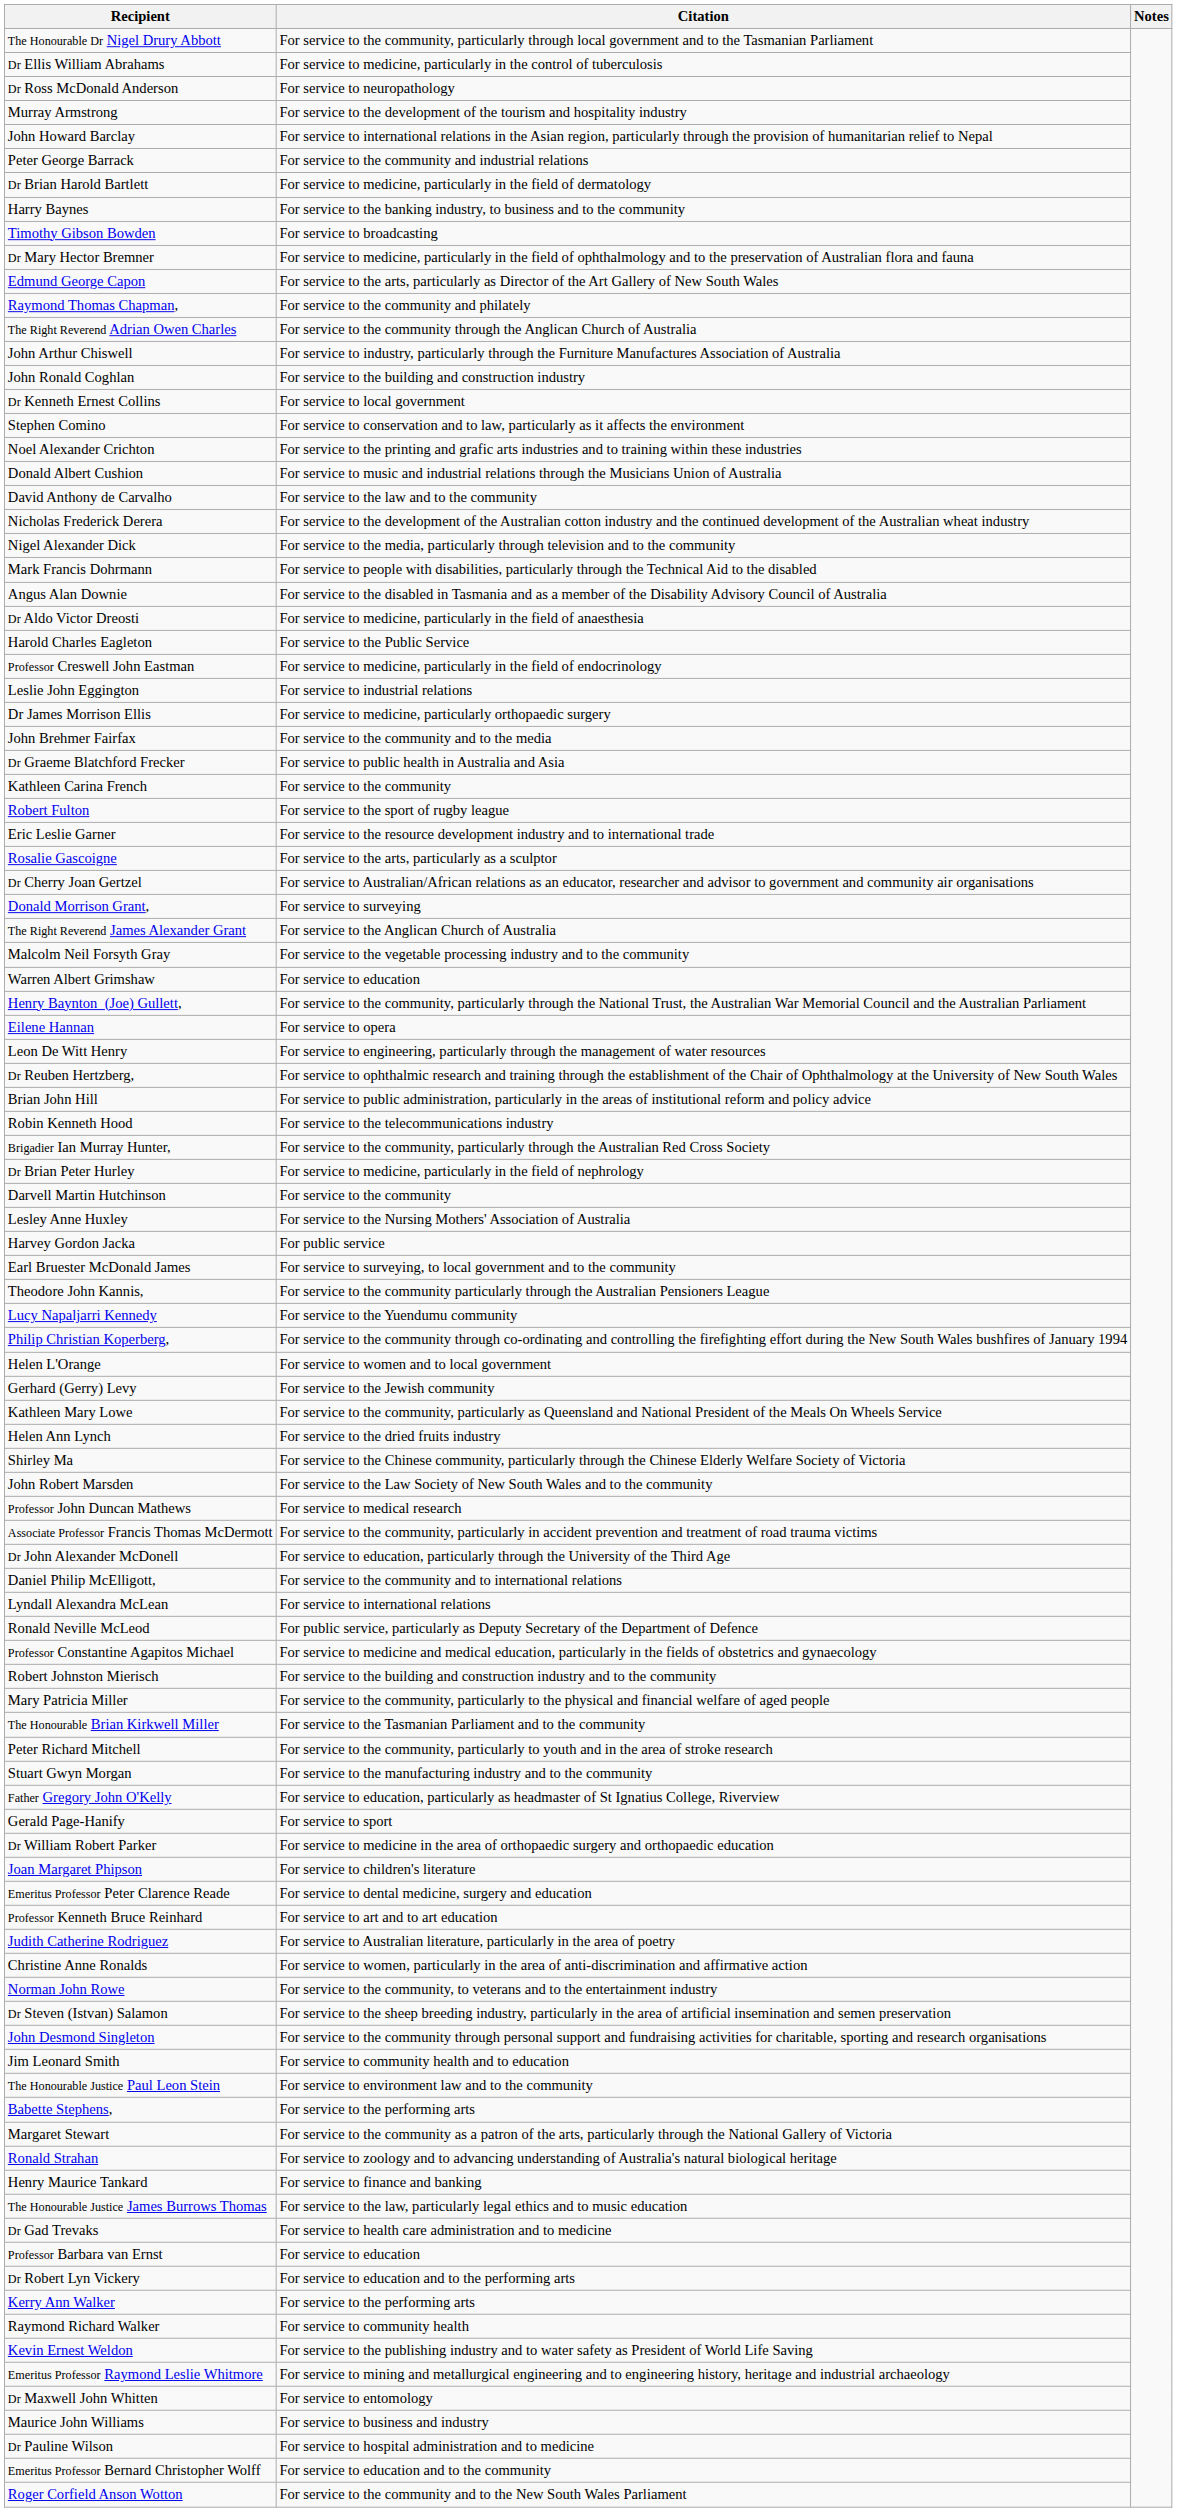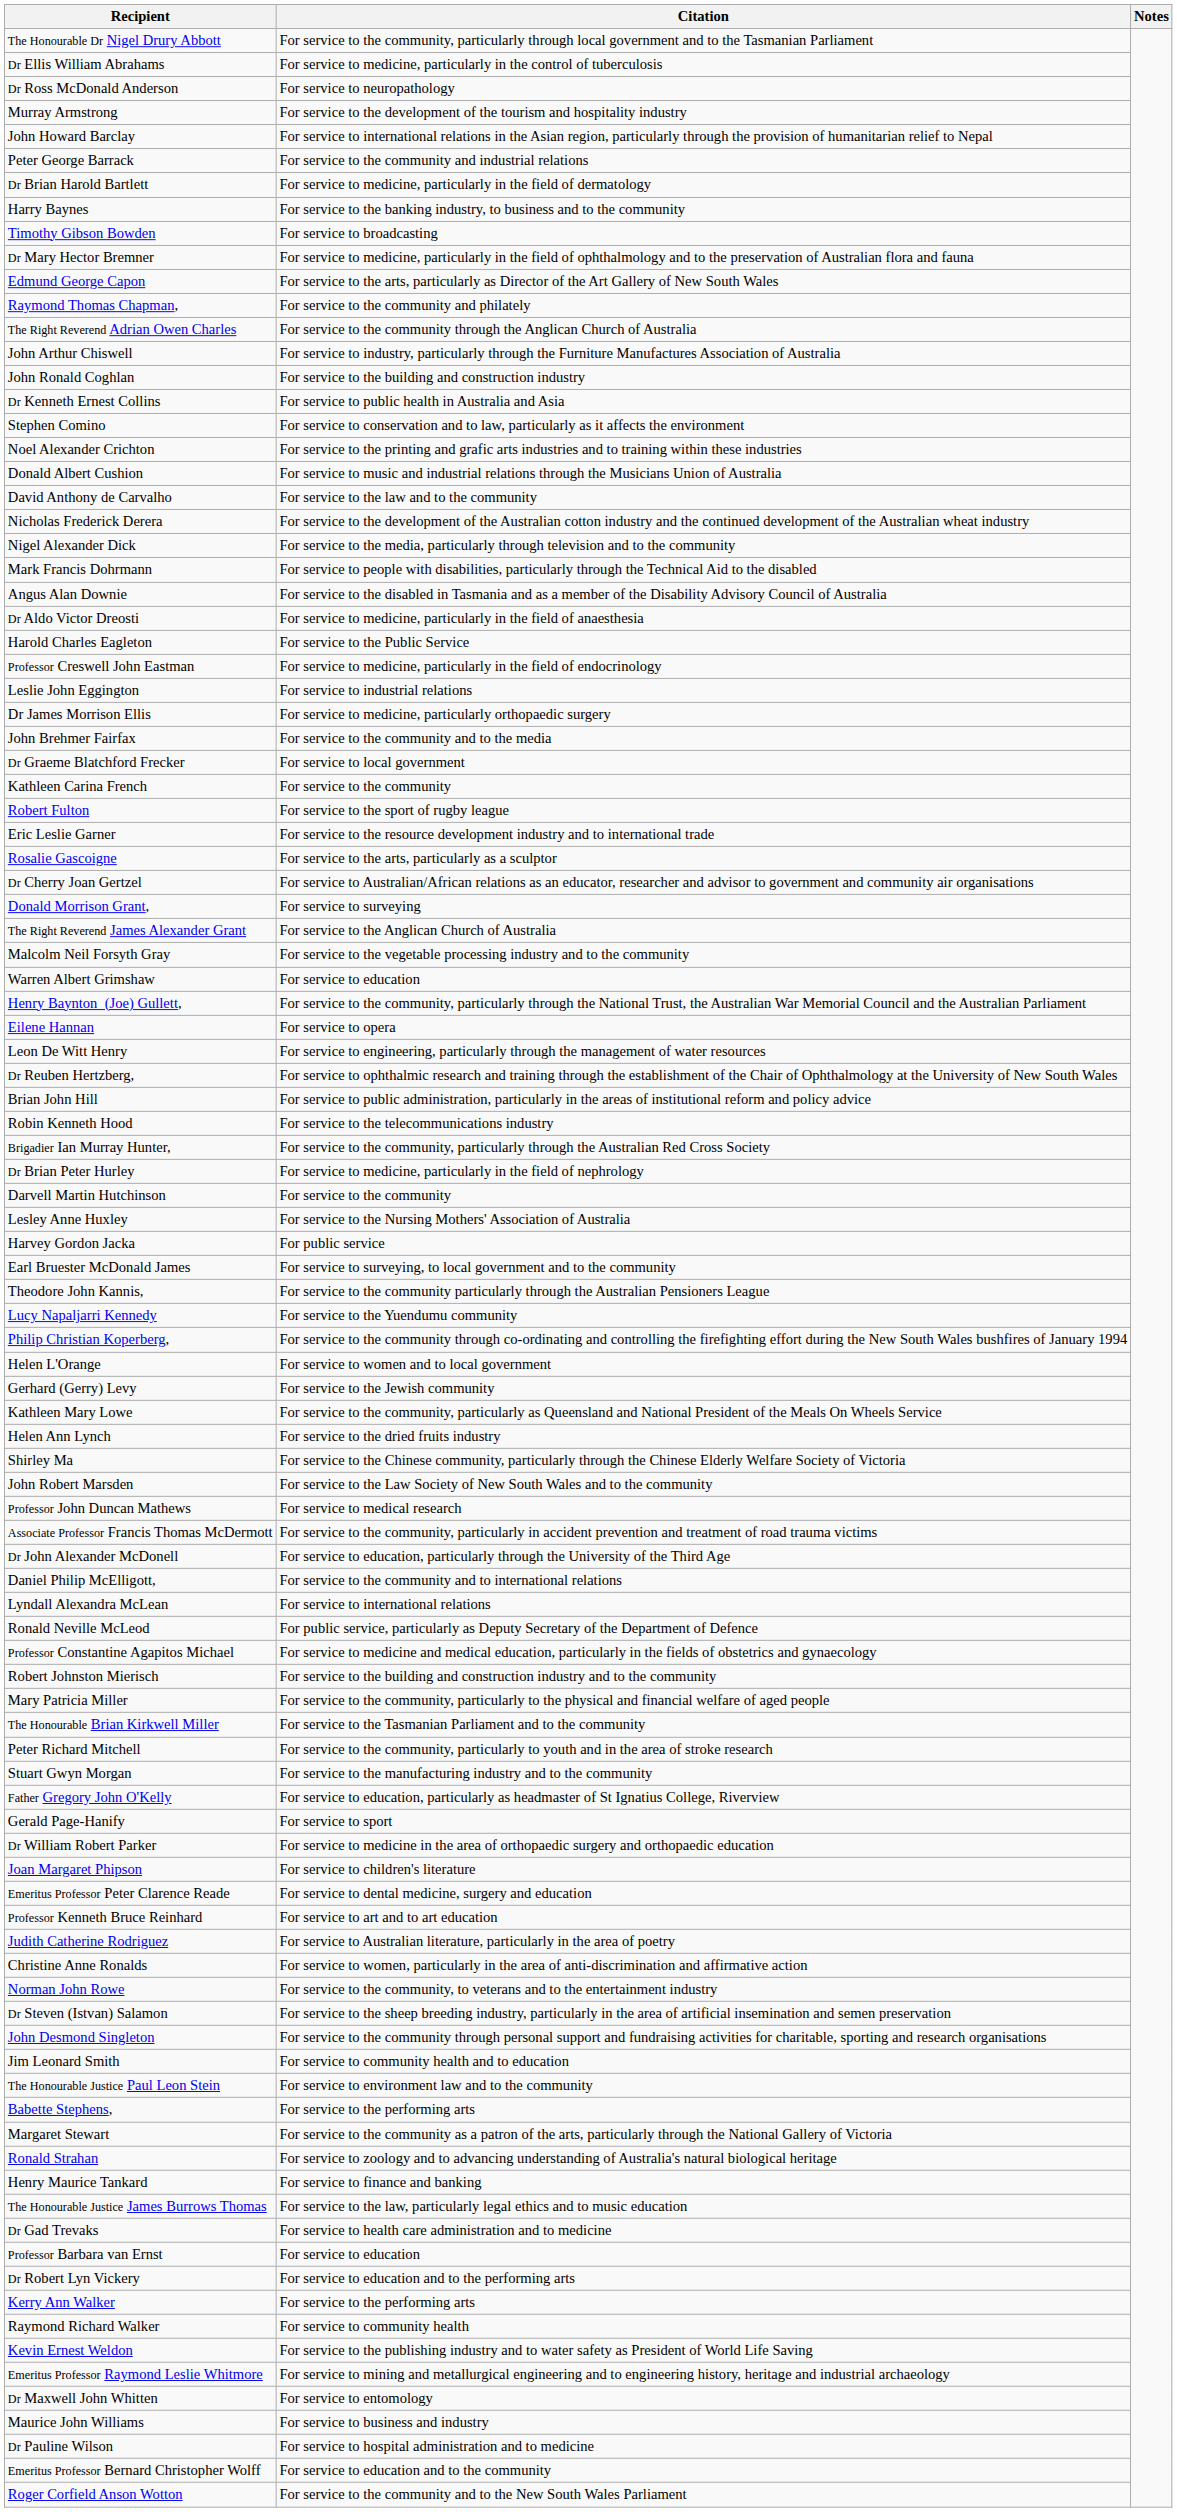(372, 401) For service to local government -> (422, 401) For service to public health in Australia and Asia
(422, 762) For service to public health in Australia and Asia -> (372, 762) For service to local government
